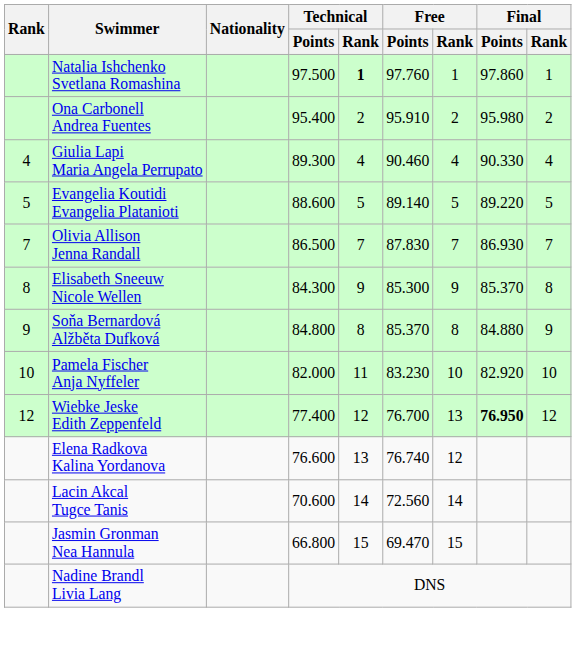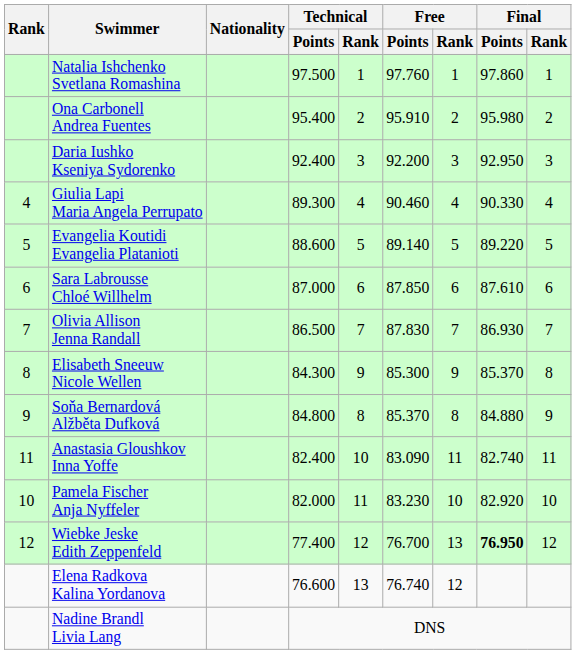(361, 75) bold -> (361, 75) normal
+ row: (114, 160)
+ row: (102, 288)
+ row: (119, 458)
- row: (90, 500)
- row: (105, 543)
